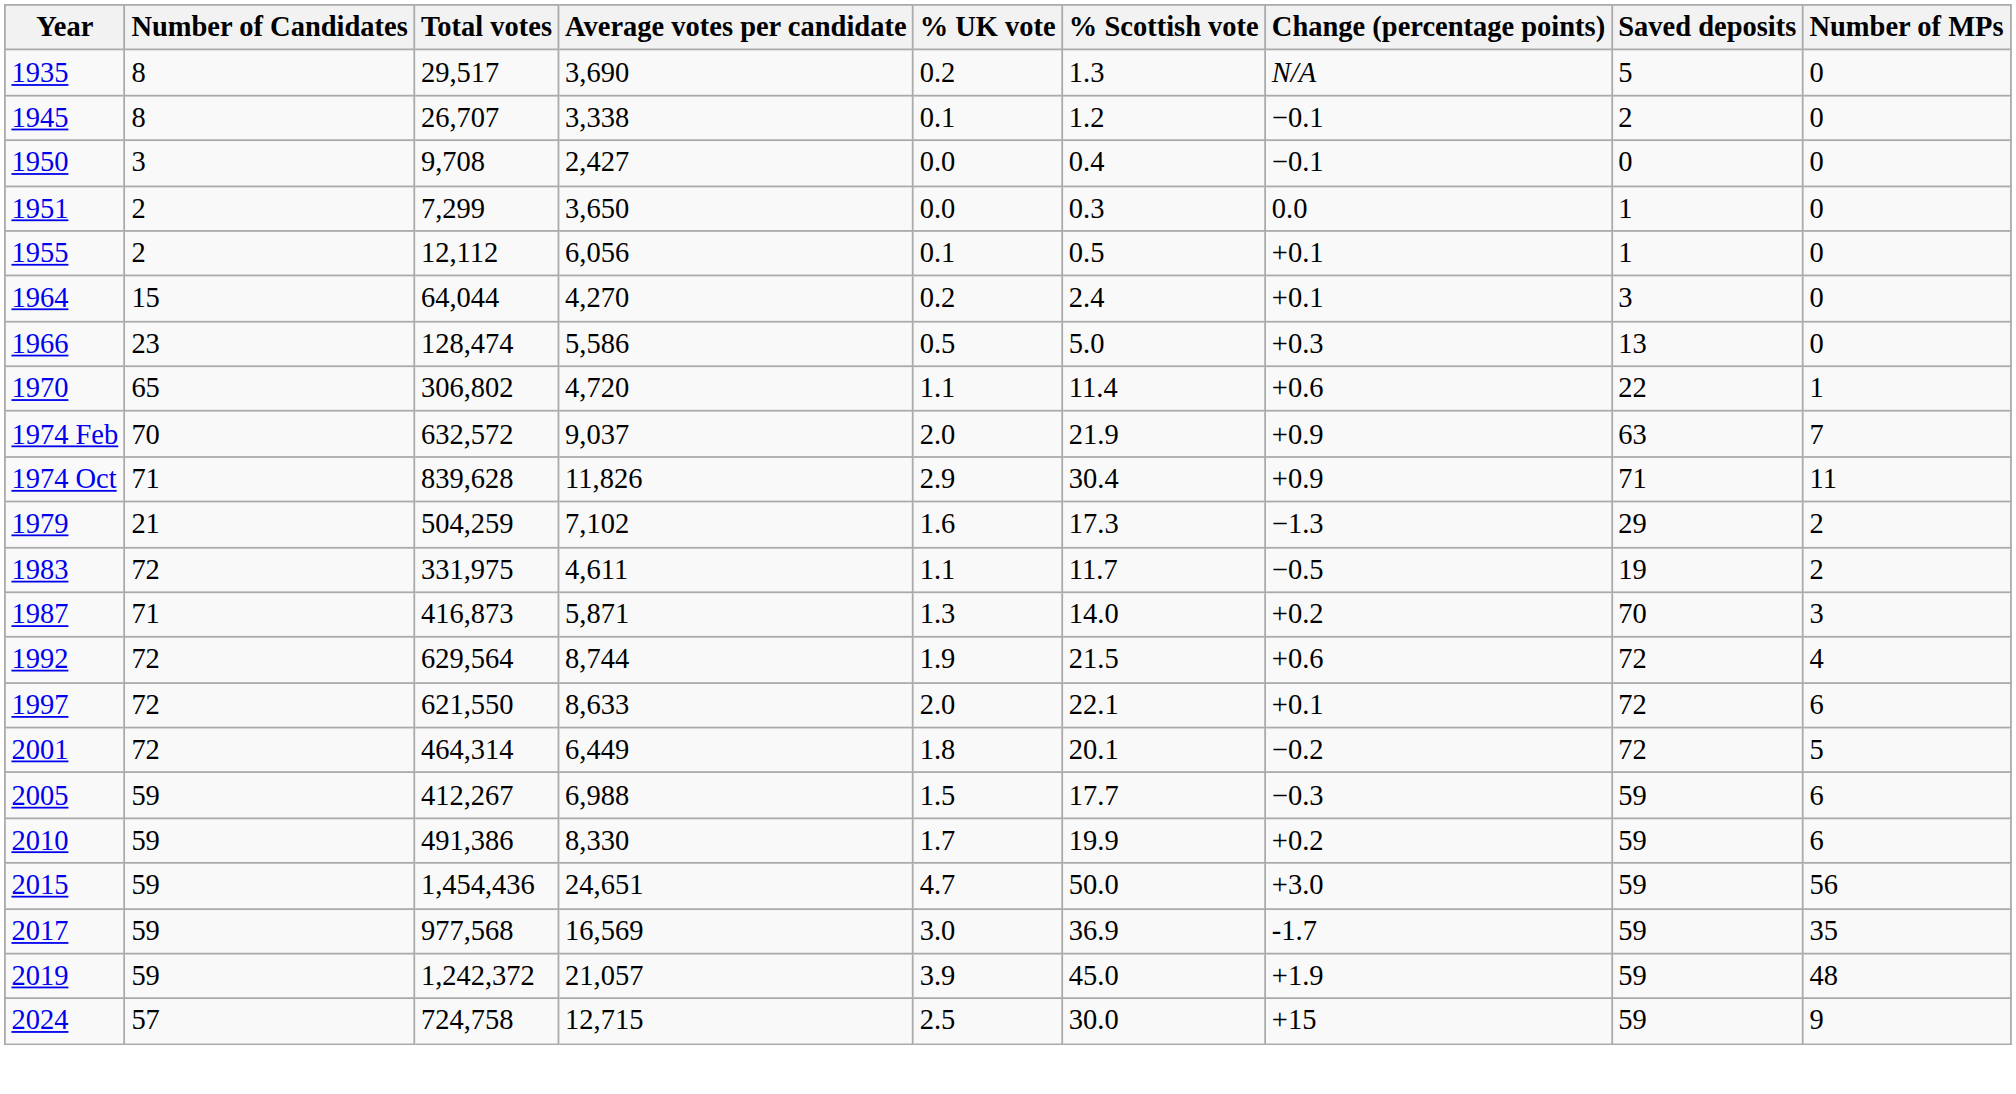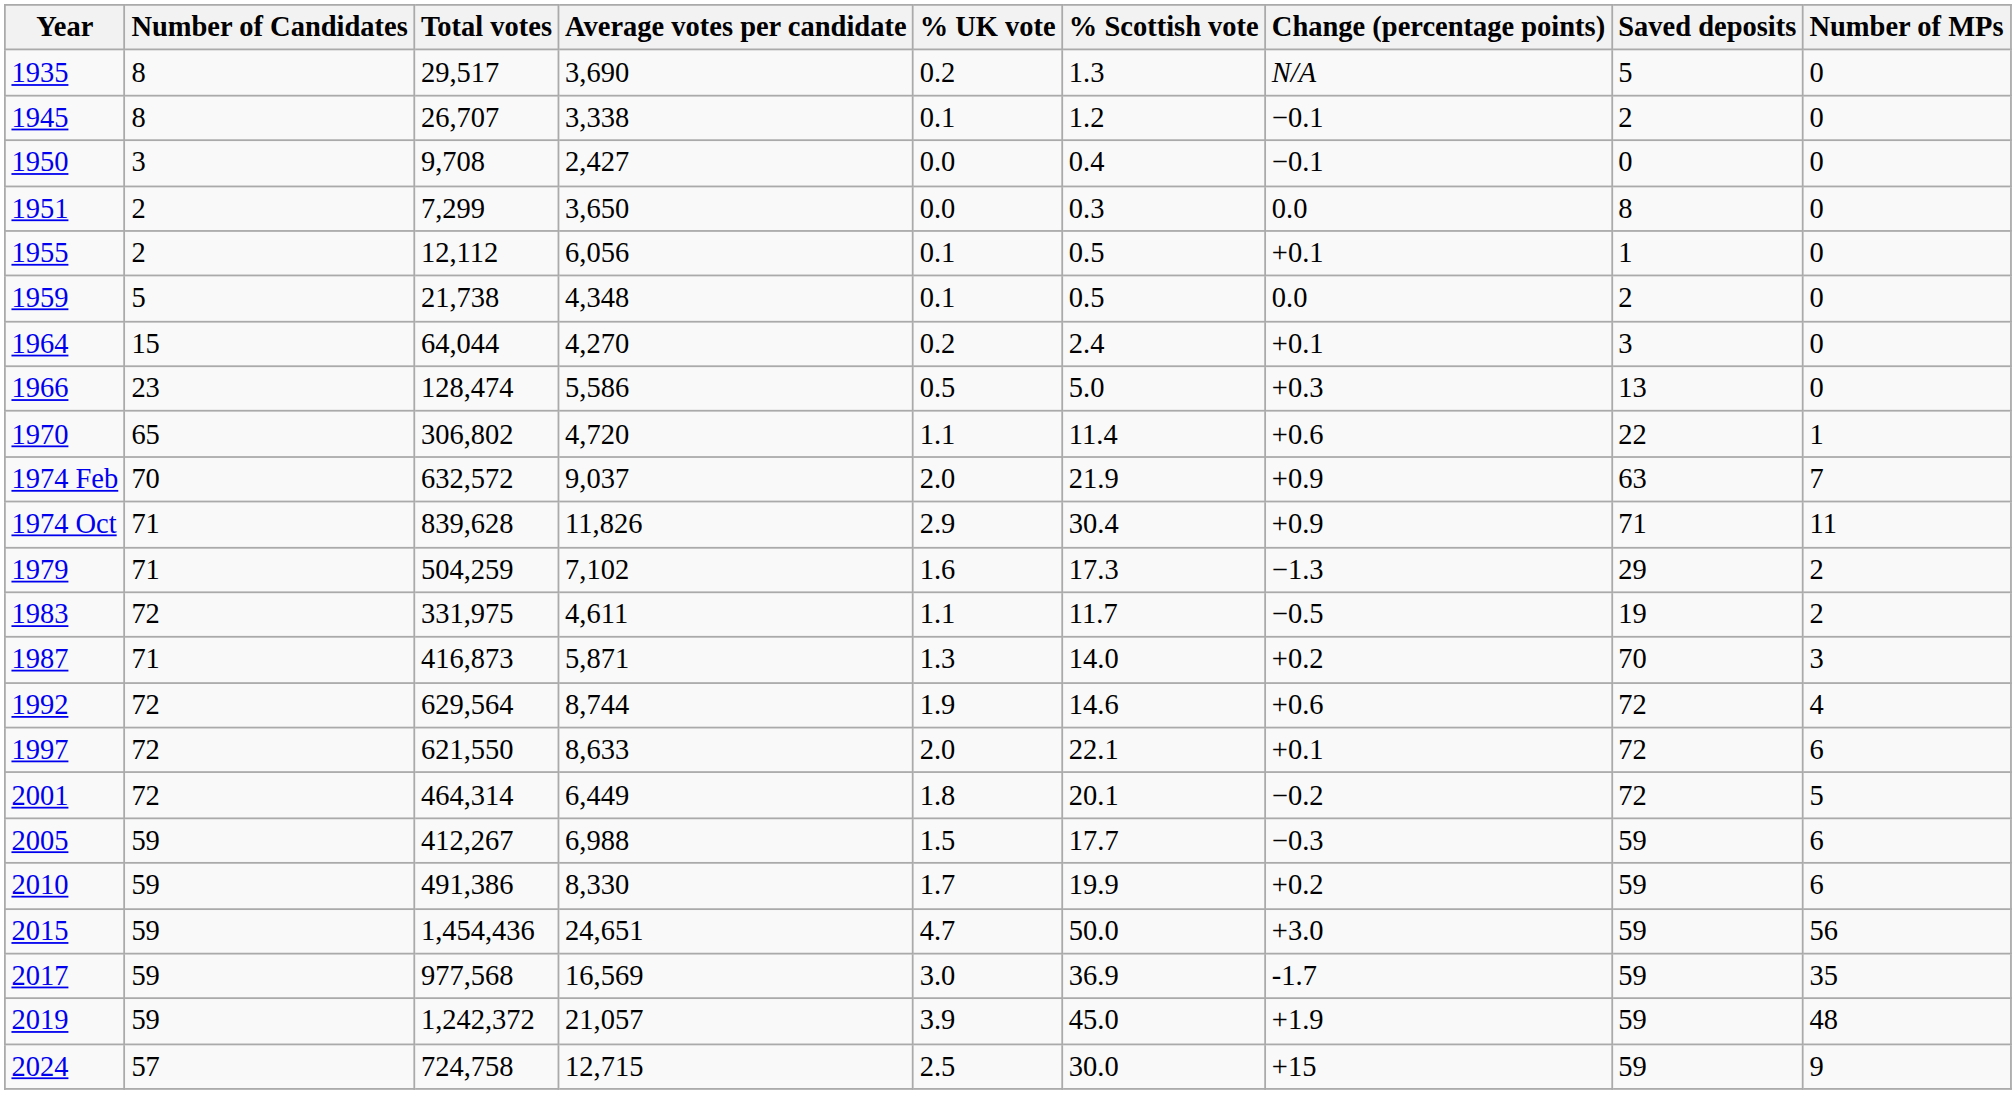(1625, 207) 1 -> (1625, 207) 8
+ row: (40, 298)
(146, 523) 21 -> (146, 569) 71
(1094, 659) 21.5 -> (1094, 704) 14.6
